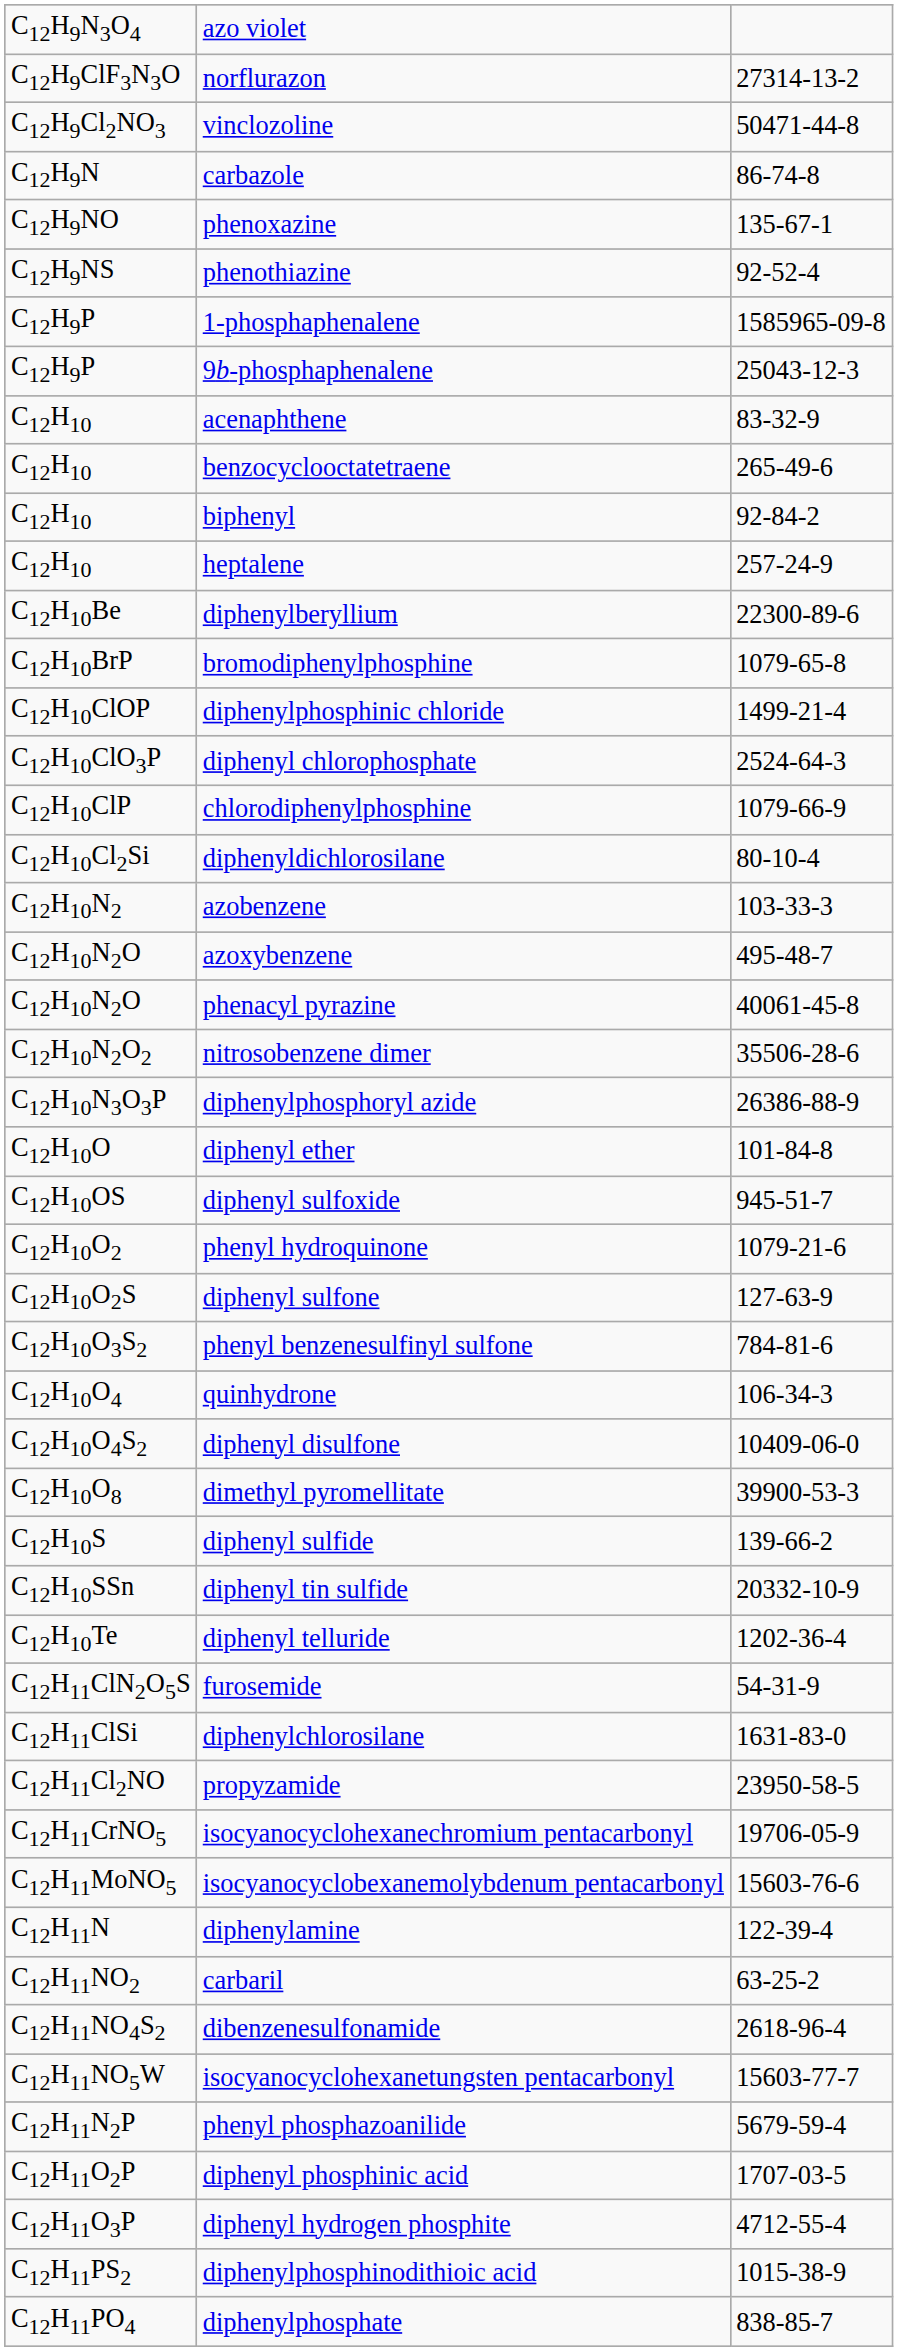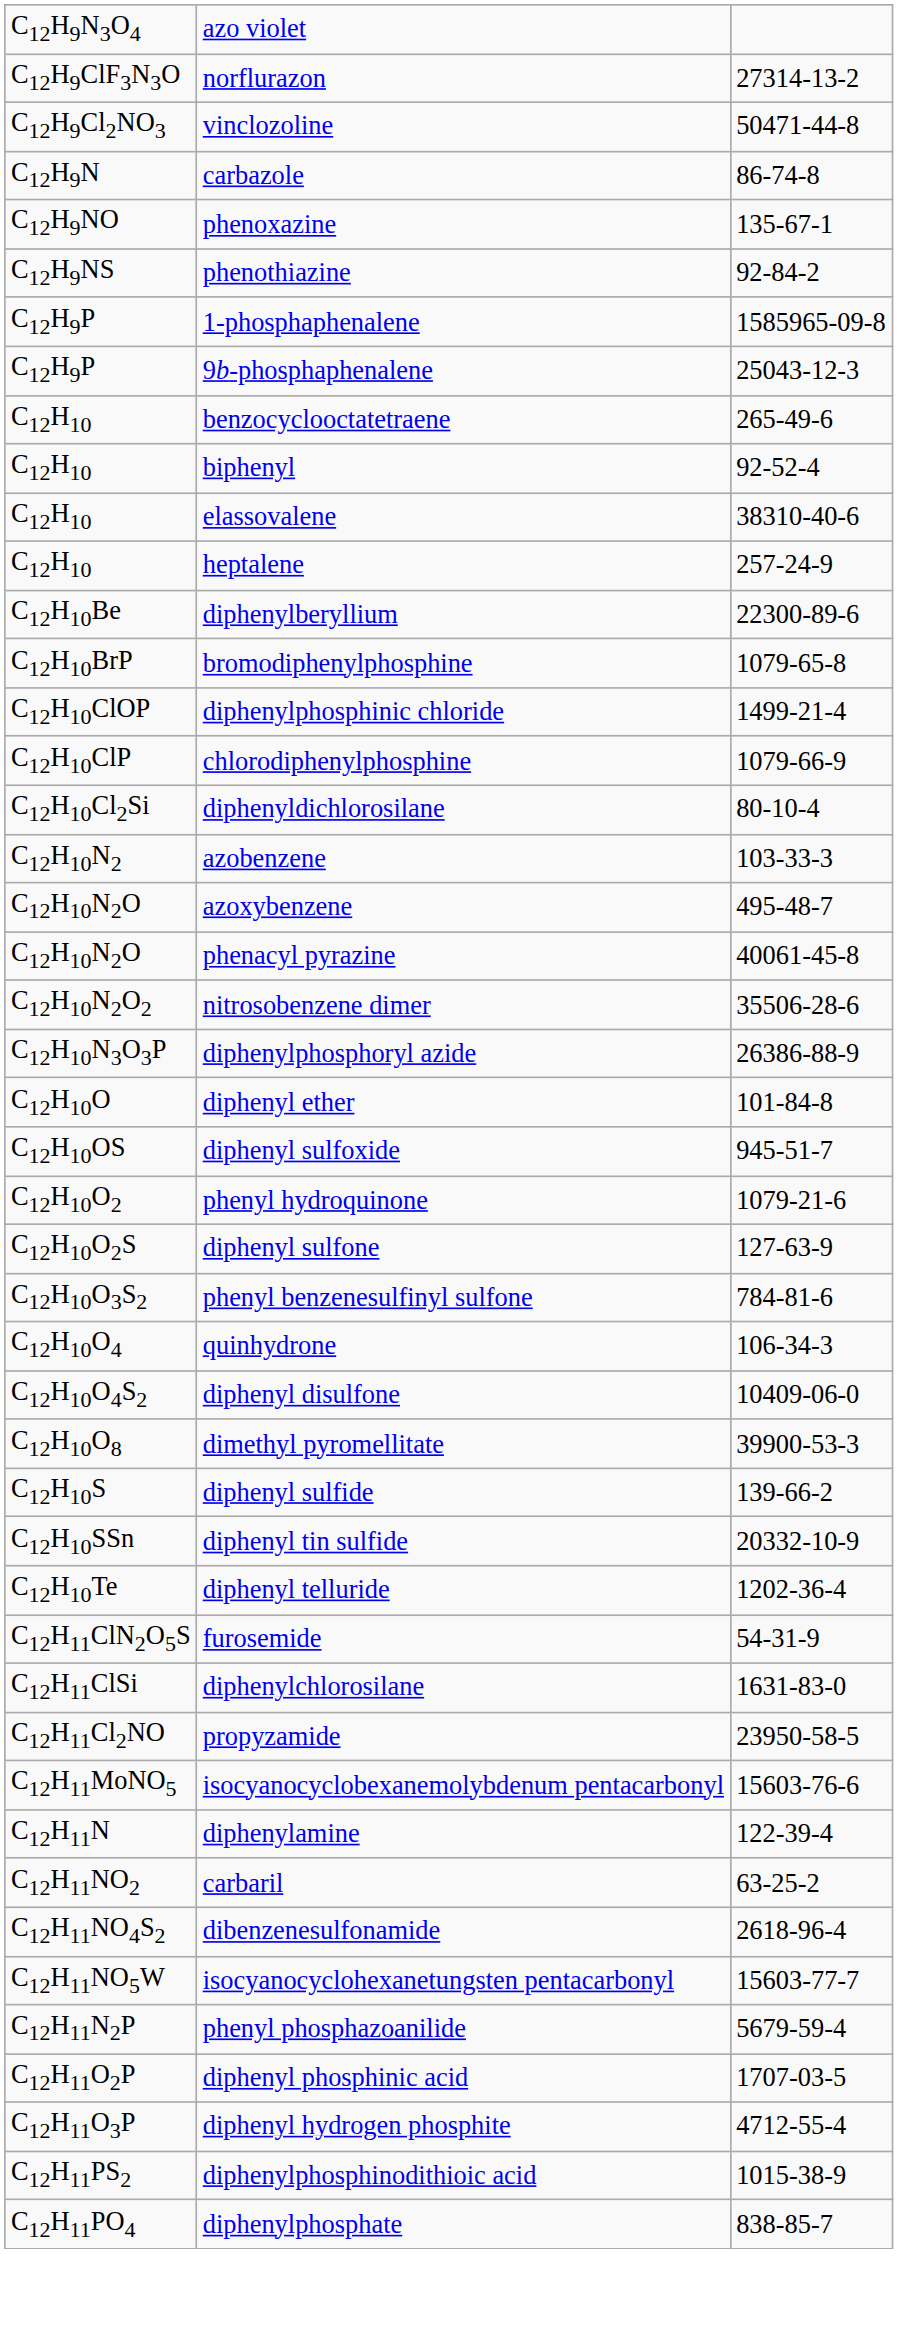(778, 272) 92-52-4 -> (778, 272) 92-84-2
- row: (275, 419)
(778, 516) 92-84-2 -> (778, 467) 92-52-4
+ row: (269, 516)
- row: (339, 760)
- row: (448, 1833)
